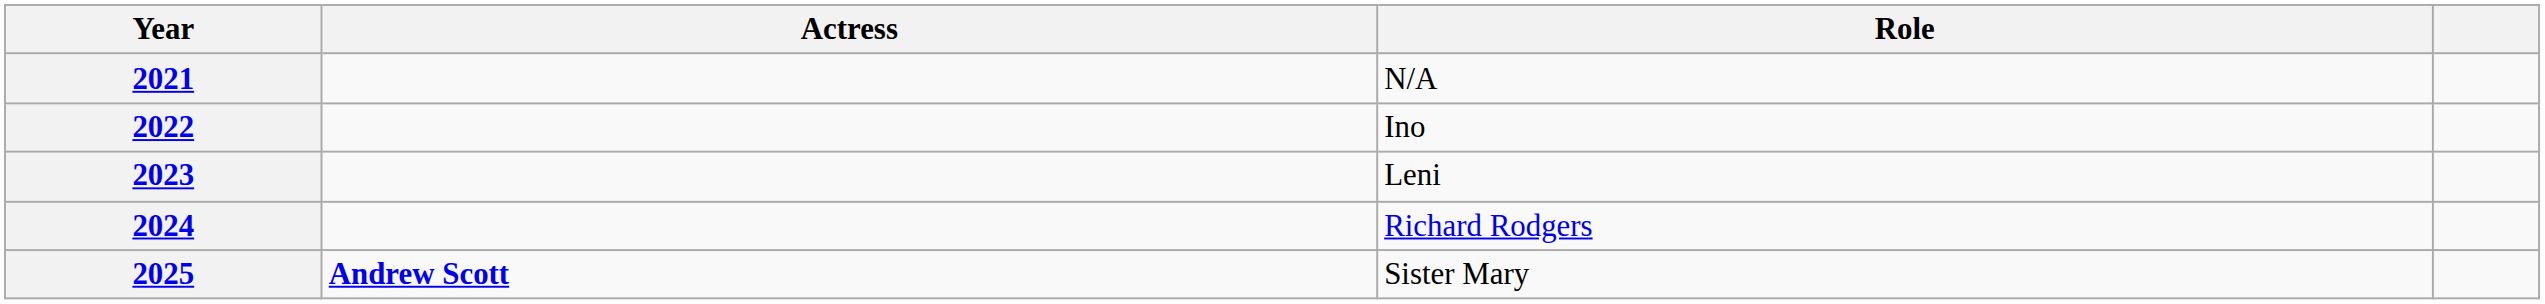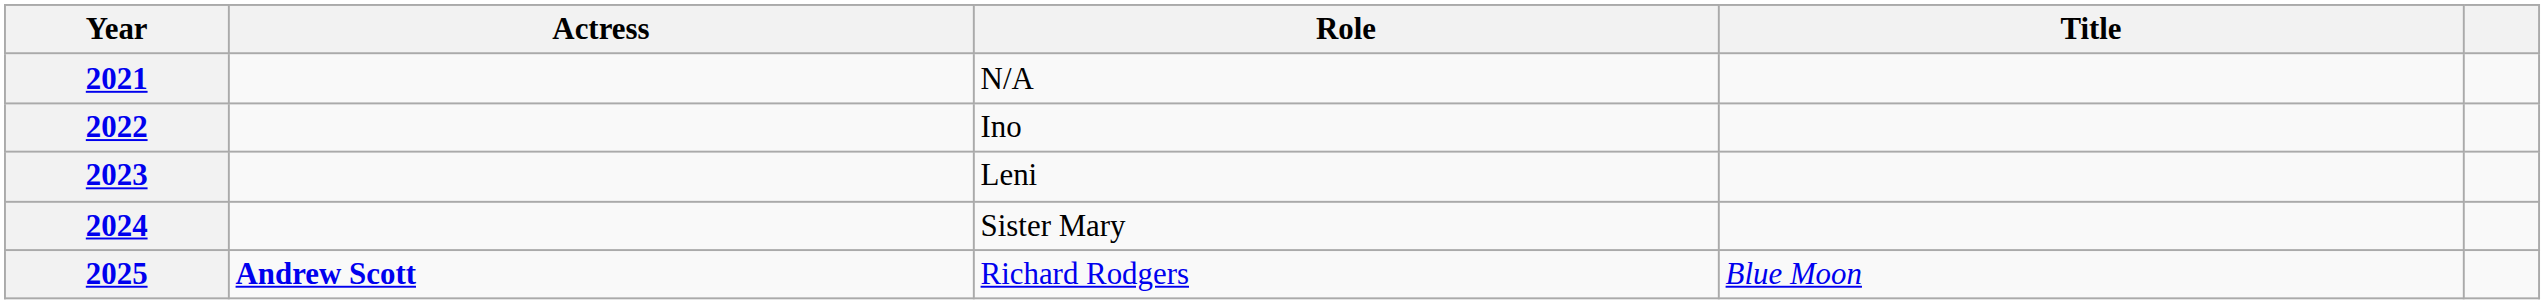+ column: (2091, 28)
(1488, 224) Richard Rodgers -> (1053, 224) Sister Mary
(1457, 273) Sister Mary -> (1085, 273) Richard Rodgers
